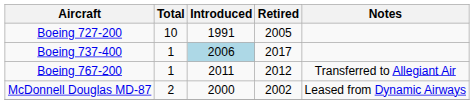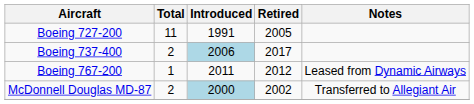(171, 33) 10 -> (171, 33) 11
(171, 52) 1 -> (171, 52) 2
(385, 71) Transferred to Allegiant Air -> (385, 71) Leased from Dynamic Airways
(221, 90) no background -> (221, 90) lightblue background
(385, 90) Leased from Dynamic Airways -> (385, 90) Transferred to Allegiant Air
